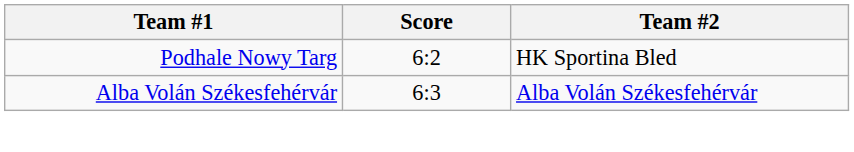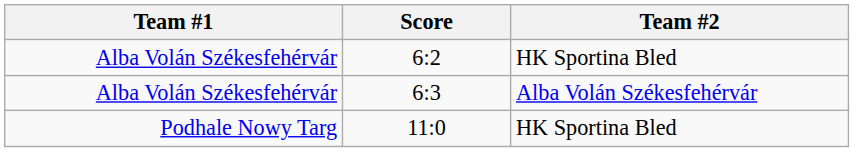(249, 57) Podhale Nowy Targ -> (216, 57) Alba Volán Székesfehérvár
+ row: (427, 127)
